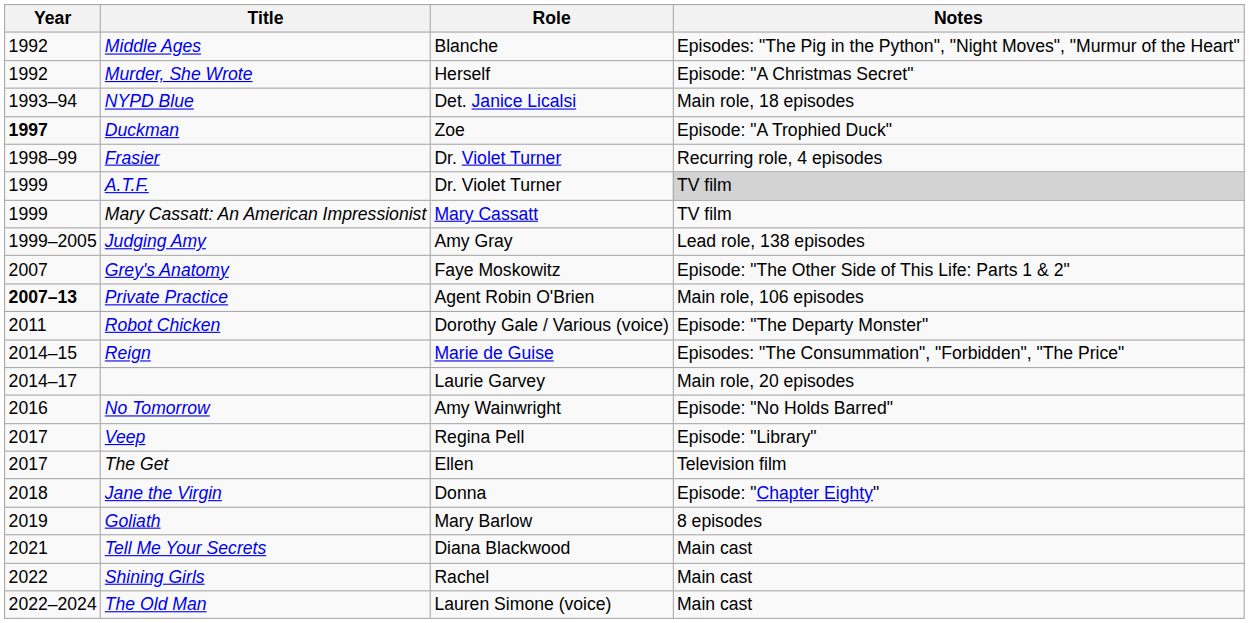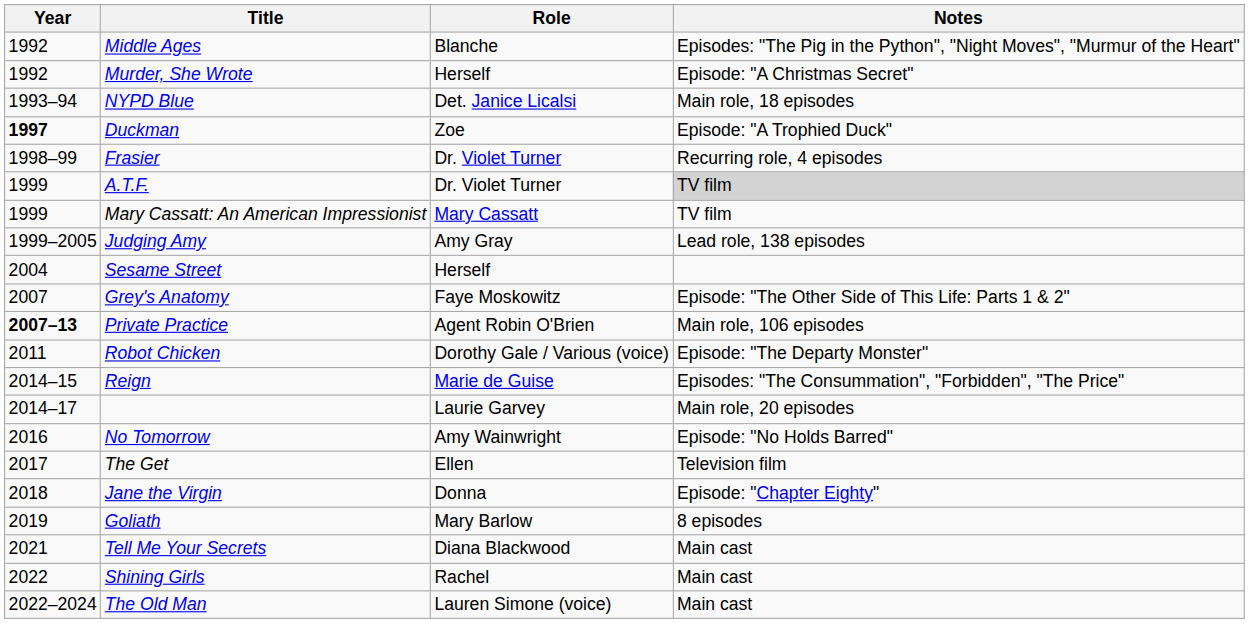+ row: (163, 269)
- row: (125, 437)
